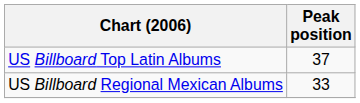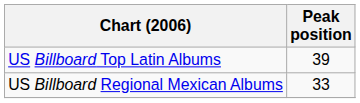(321, 60) 37 -> (321, 60) 39
